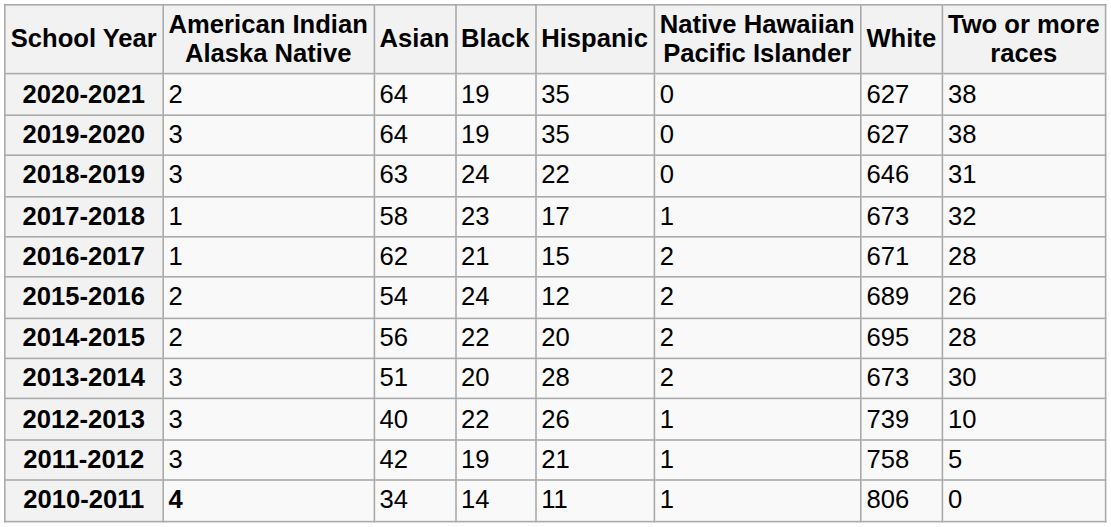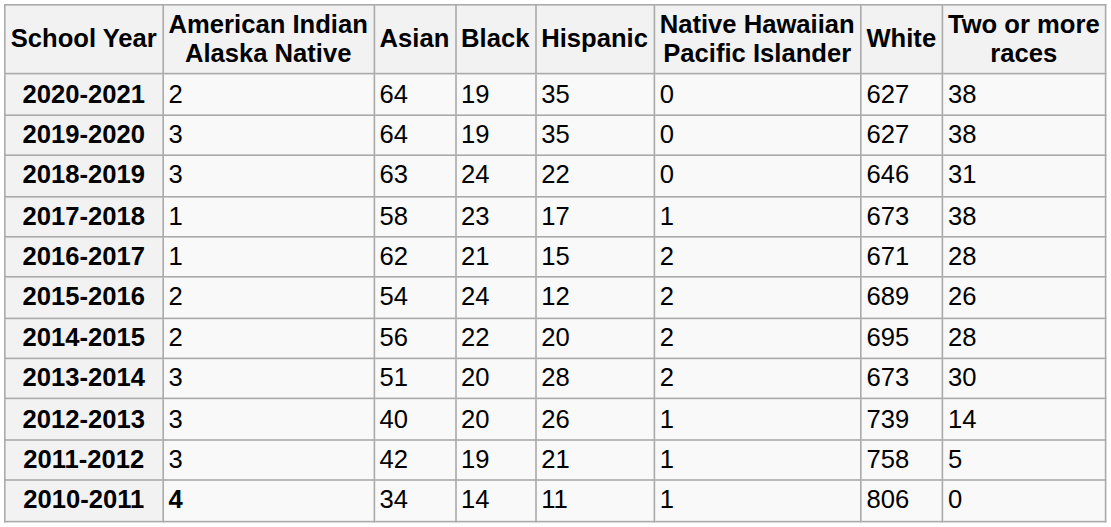(962, 216) 32 -> (962, 216) 38
(475, 418) 22 -> (475, 418) 20
(962, 418) 10 -> (962, 418) 14
